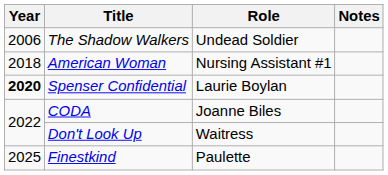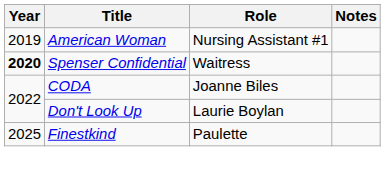- row: (118, 39)
(24, 63) 2018 -> (24, 39) 2019
(241, 87) Laurie Boylan -> (222, 63) Waitress
(225, 134) Waitress -> (238, 110) Laurie Boylan
